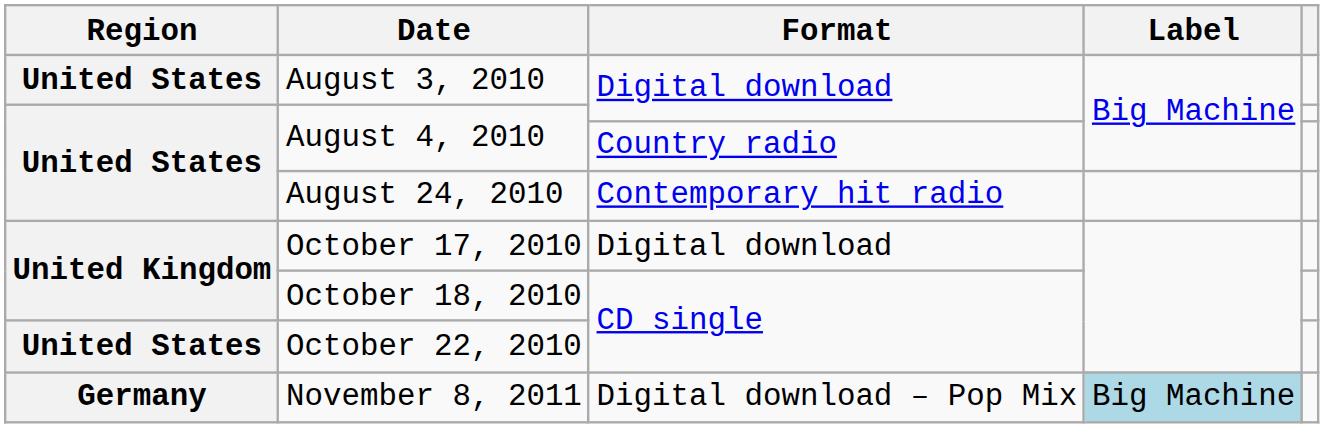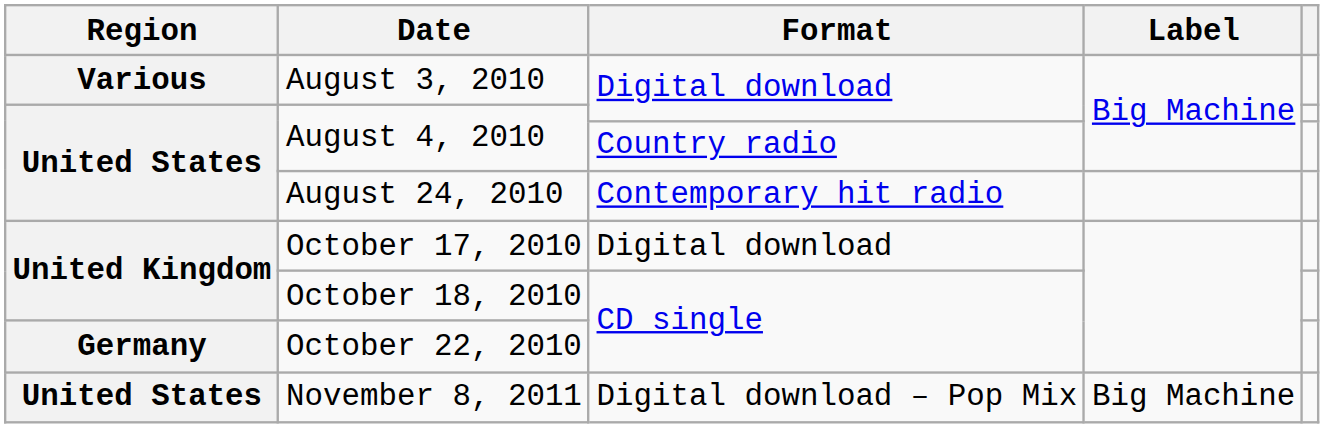(142, 81) United States -> (142, 81) Various
(142, 346) United States -> (142, 346) Germany
(142, 396) Germany -> (142, 396) United States
(1194, 396) lightblue background -> (1194, 396) no background
